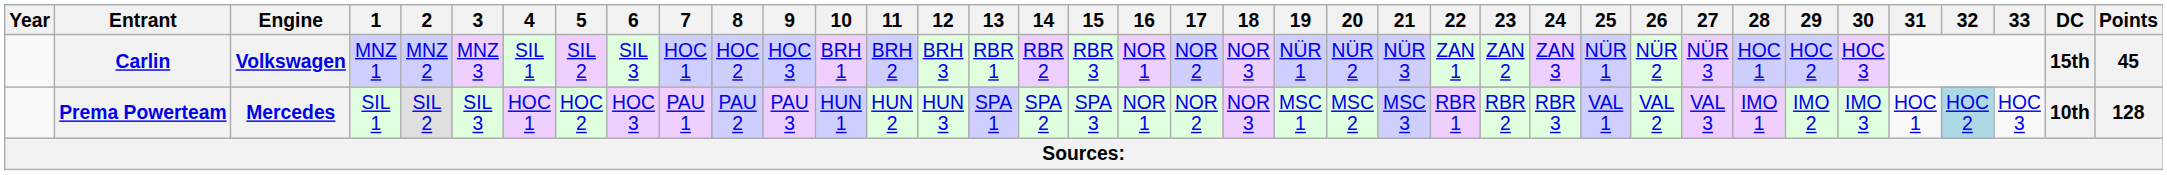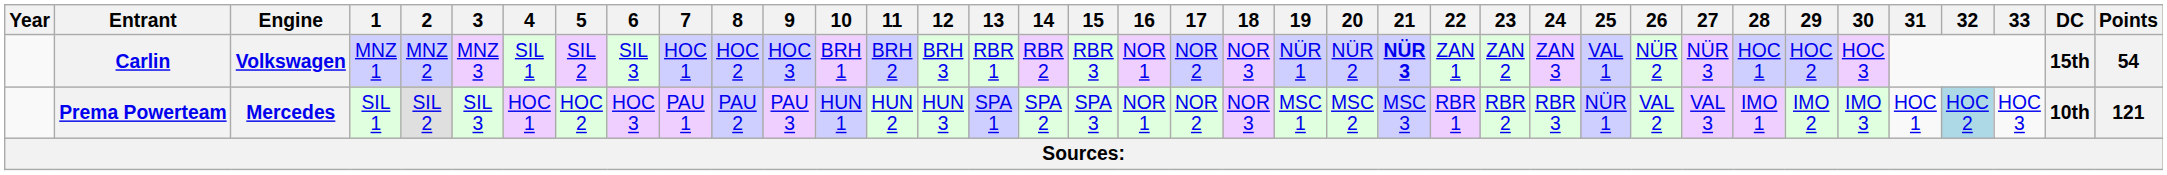(1405, 61) normal -> (1405, 61) bold
(1606, 61) NÜR 1 -> (1606, 61) VAL 1
(2128, 61) 45 -> (2128, 61) 54
(1606, 112) VAL 1 -> (1606, 112) NÜR 1
(2128, 112) 128 -> (2128, 112) 121
